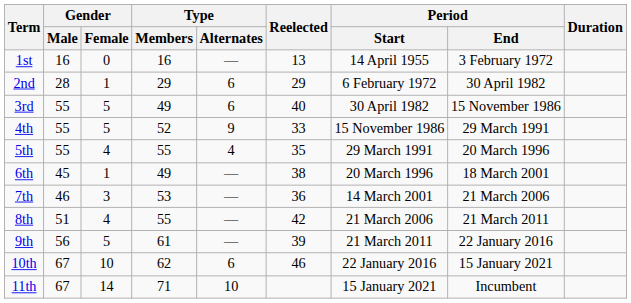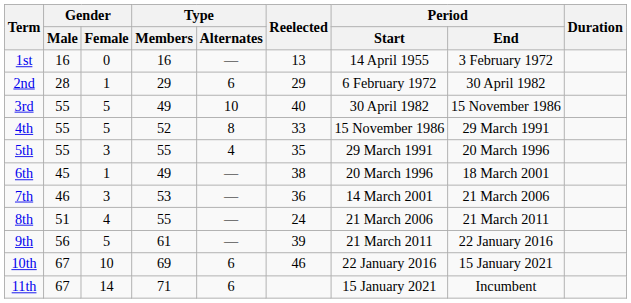(231, 106) 6 -> (231, 106) 10
(231, 128) 9 -> (231, 128) 8
(107, 151) 4 -> (107, 151) 3
(299, 219) 42 -> (299, 219) 24
(164, 264) 62 -> (164, 264) 69
(231, 286) 10 -> (231, 286) 6
